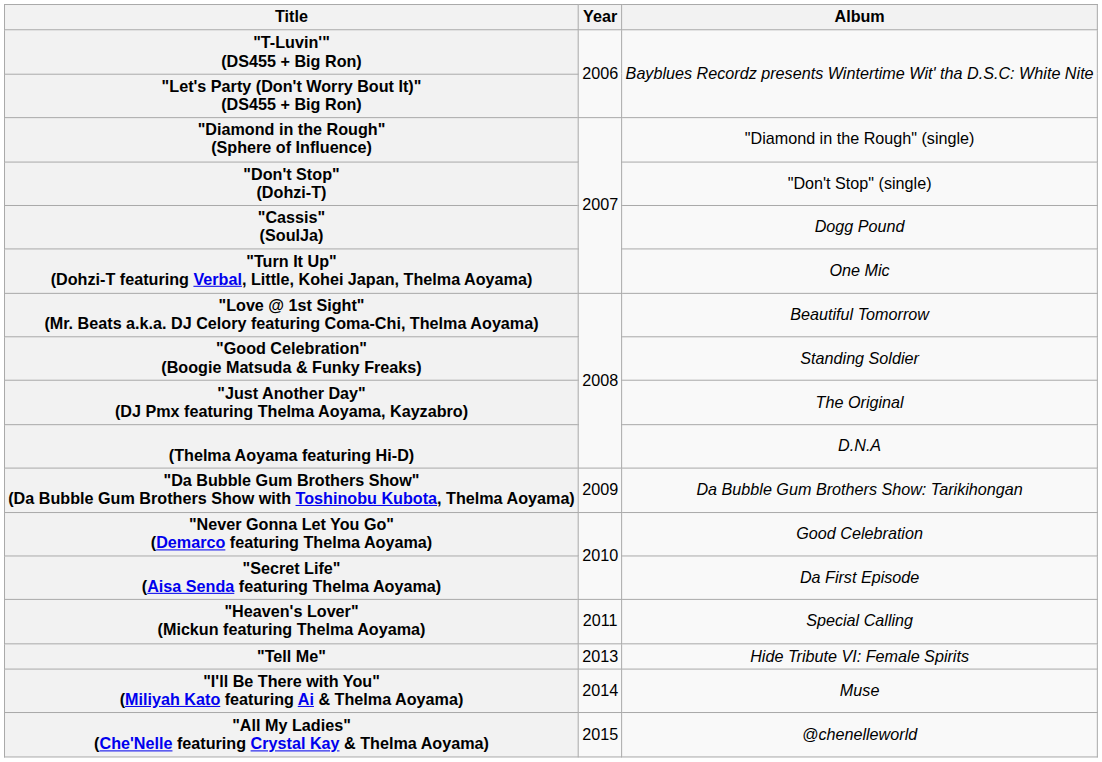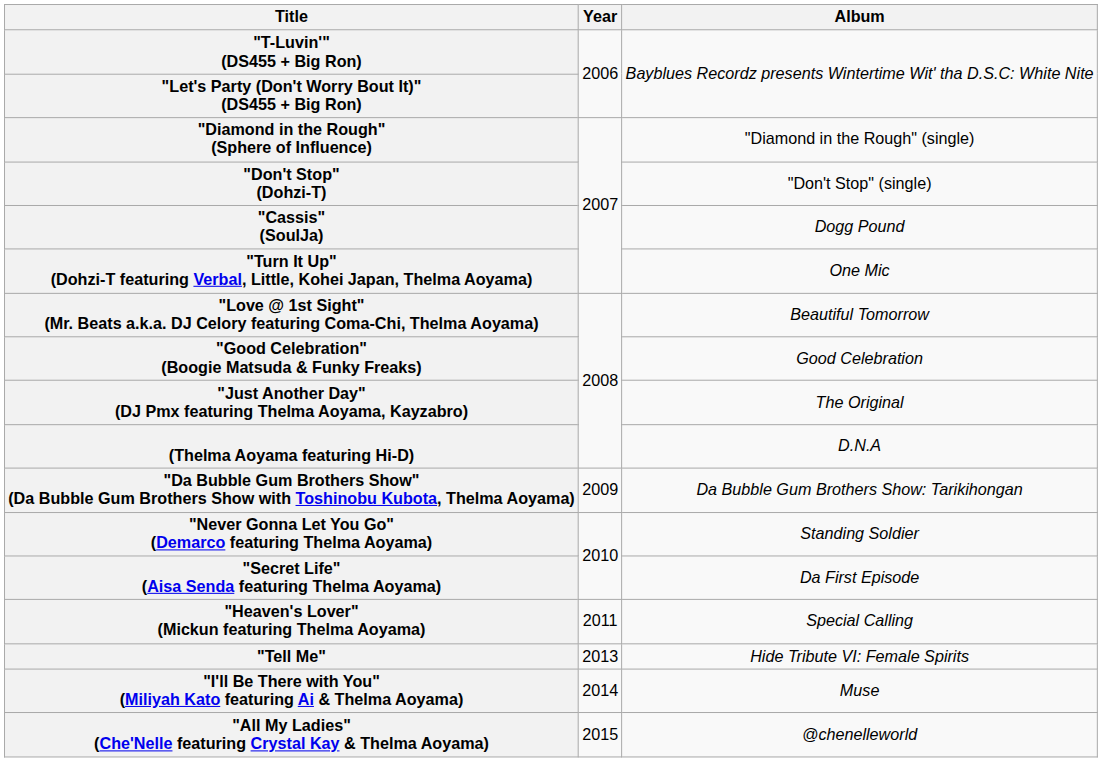(860, 358) Standing Soldier -> (860, 358) Good Celebration
(860, 533) Good Celebration -> (860, 533) Standing Soldier
